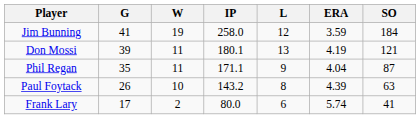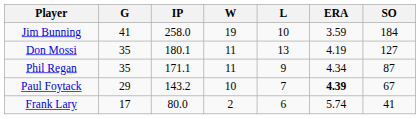columns swapped: (230, 13) <-> (178, 13)
(283, 31) 12 -> (283, 31) 10
(125, 50) 39 -> (125, 50) 35
(389, 50) 121 -> (389, 50) 127
(336, 68) 4.04 -> (336, 68) 4.34
(125, 86) 26 -> (125, 86) 29
(283, 86) 8 -> (283, 86) 7
(336, 86) normal -> (336, 86) bold
(389, 86) 63 -> (389, 86) 67
